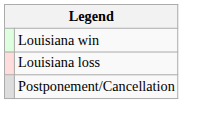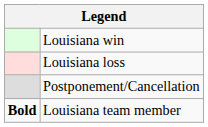+ row: (112, 110)
